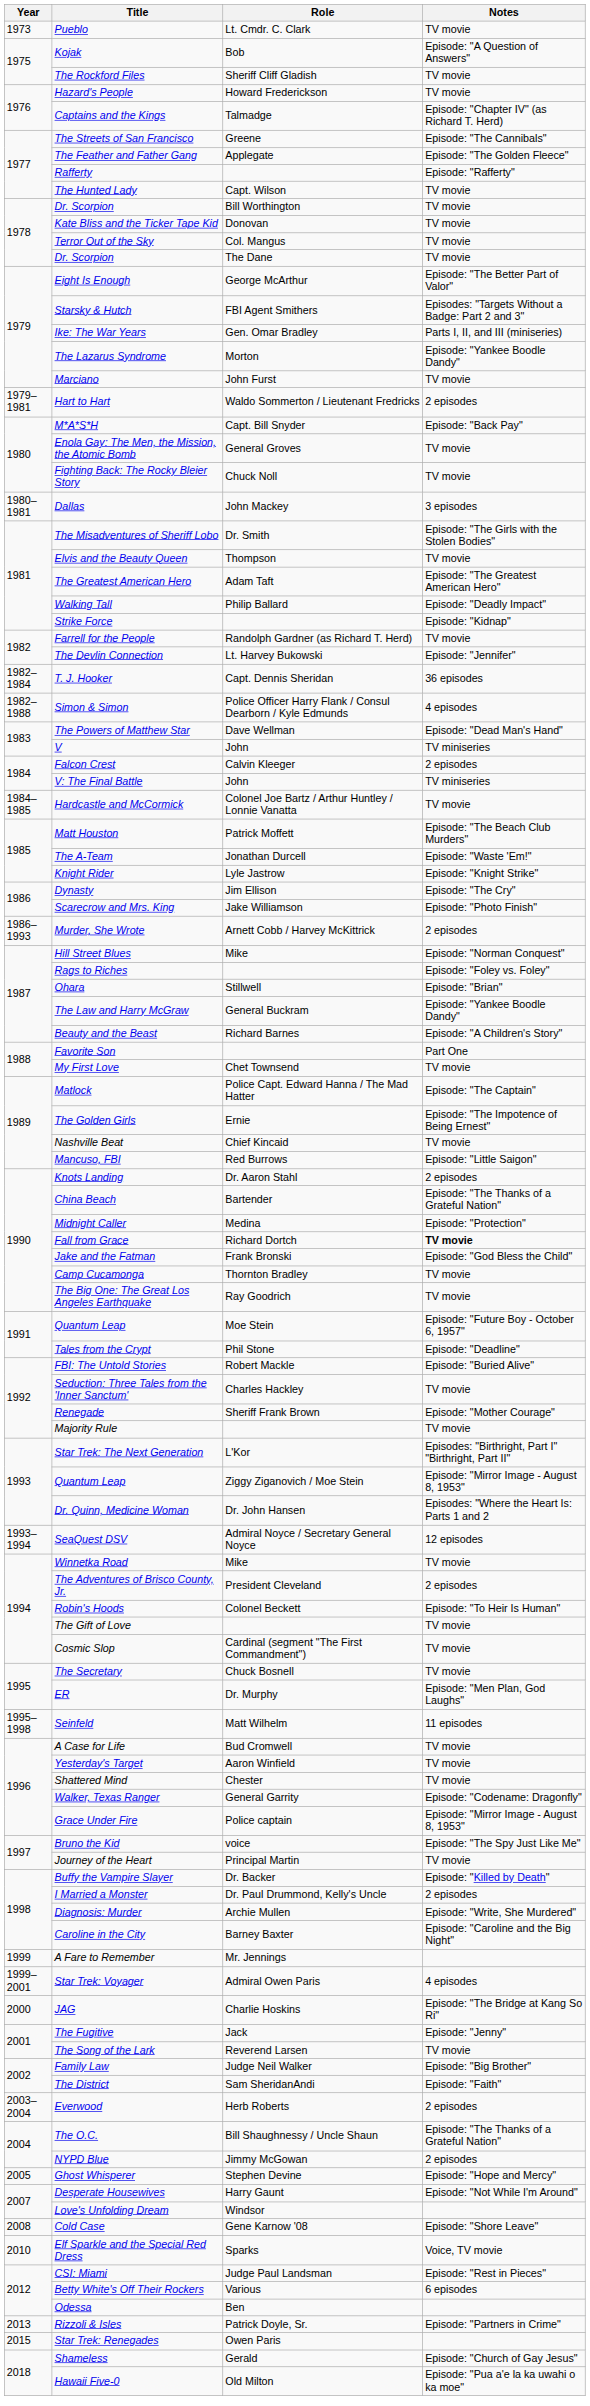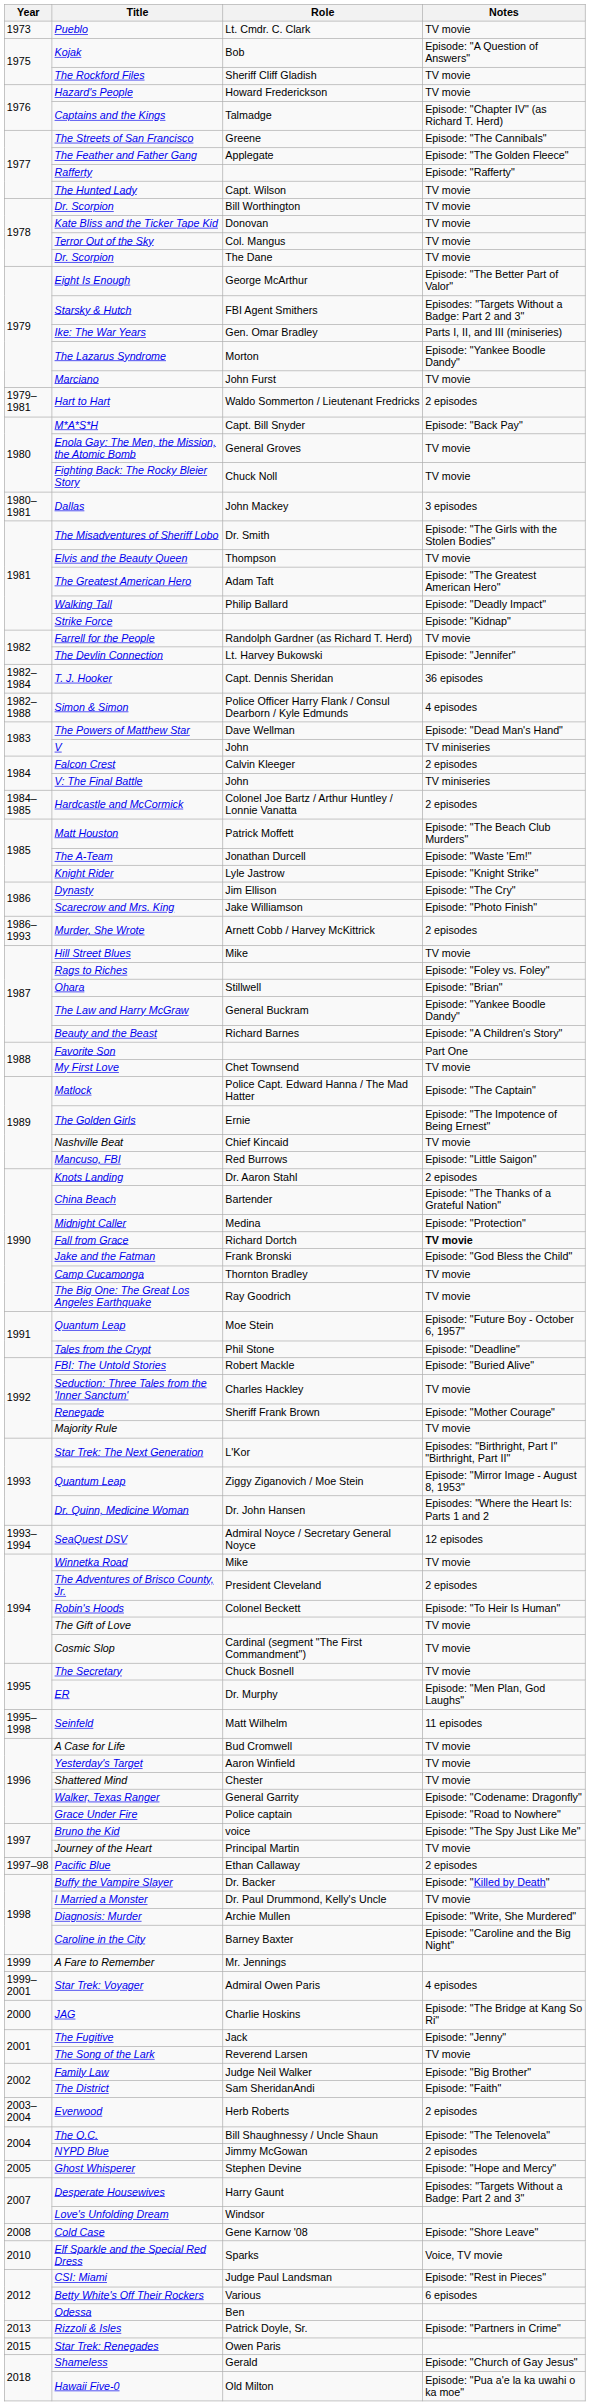(448, 804) TV movie -> (451, 804) 2 episodes
(495, 954) Episode: "Norman Conquest" -> (448, 954) TV movie
(501, 1820) Episode: "Mirror Image - August 8, 1953" -> (493, 1814) Episode: "Road to Nowhere"
+ row: (83, 1865)
(451, 1895) 2 episodes -> (448, 1899) TV movie
(488, 2136) Episode: "The Thanks of a Grateful Nation" -> (488, 2135) Episode: "The Telenovela"
(501, 2193) Episode: "Not While I'm Around" -> (494, 2192) Episodes: "Targets Without a Badge: Part 2 and 3"
